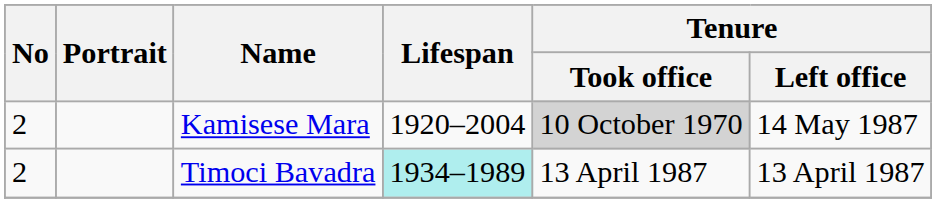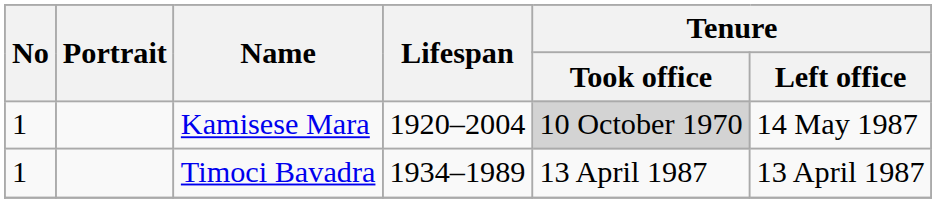(19, 124) 2 -> (19, 124) 1
(19, 172) 2 -> (19, 172) 1
(457, 172) paleturquoise background -> (457, 172) no background
